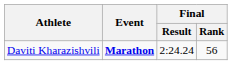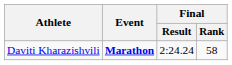(212, 50) 56 -> (212, 50) 58
